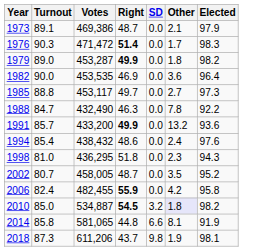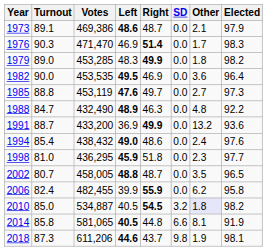+ column: (128, 13)
(95, 45) 471,472 -> (95, 45) 471,470
(95, 61) 453,287 -> (95, 61) 453,285
(95, 93) 453,117 -> (95, 93) 453,119
(175, 109) 7.8 -> (199, 109) 4.8
(44, 125) 85.7 -> (44, 125) 88.7
(209, 158) 94.3 -> (234, 158) 97.7
(209, 174) 95.2 -> (234, 174) 96.5
(175, 190) 4.2 -> (199, 190) 6.2
